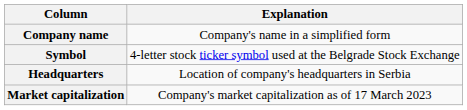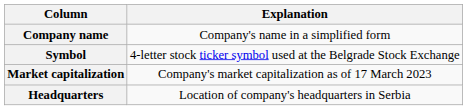rows swapped: (66, 74) <-> (66, 94)
